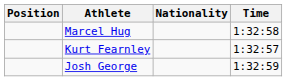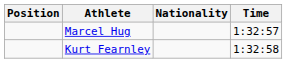(256, 31) 1:32:58 -> (256, 31) 1:32:57
(256, 49) 1:32:57 -> (256, 49) 1:32:58
- row: (101, 67)
